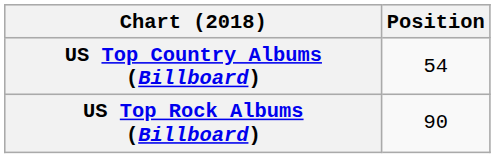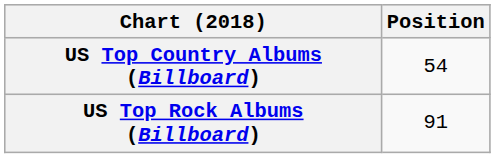(436, 123) 90 -> (436, 123) 91
